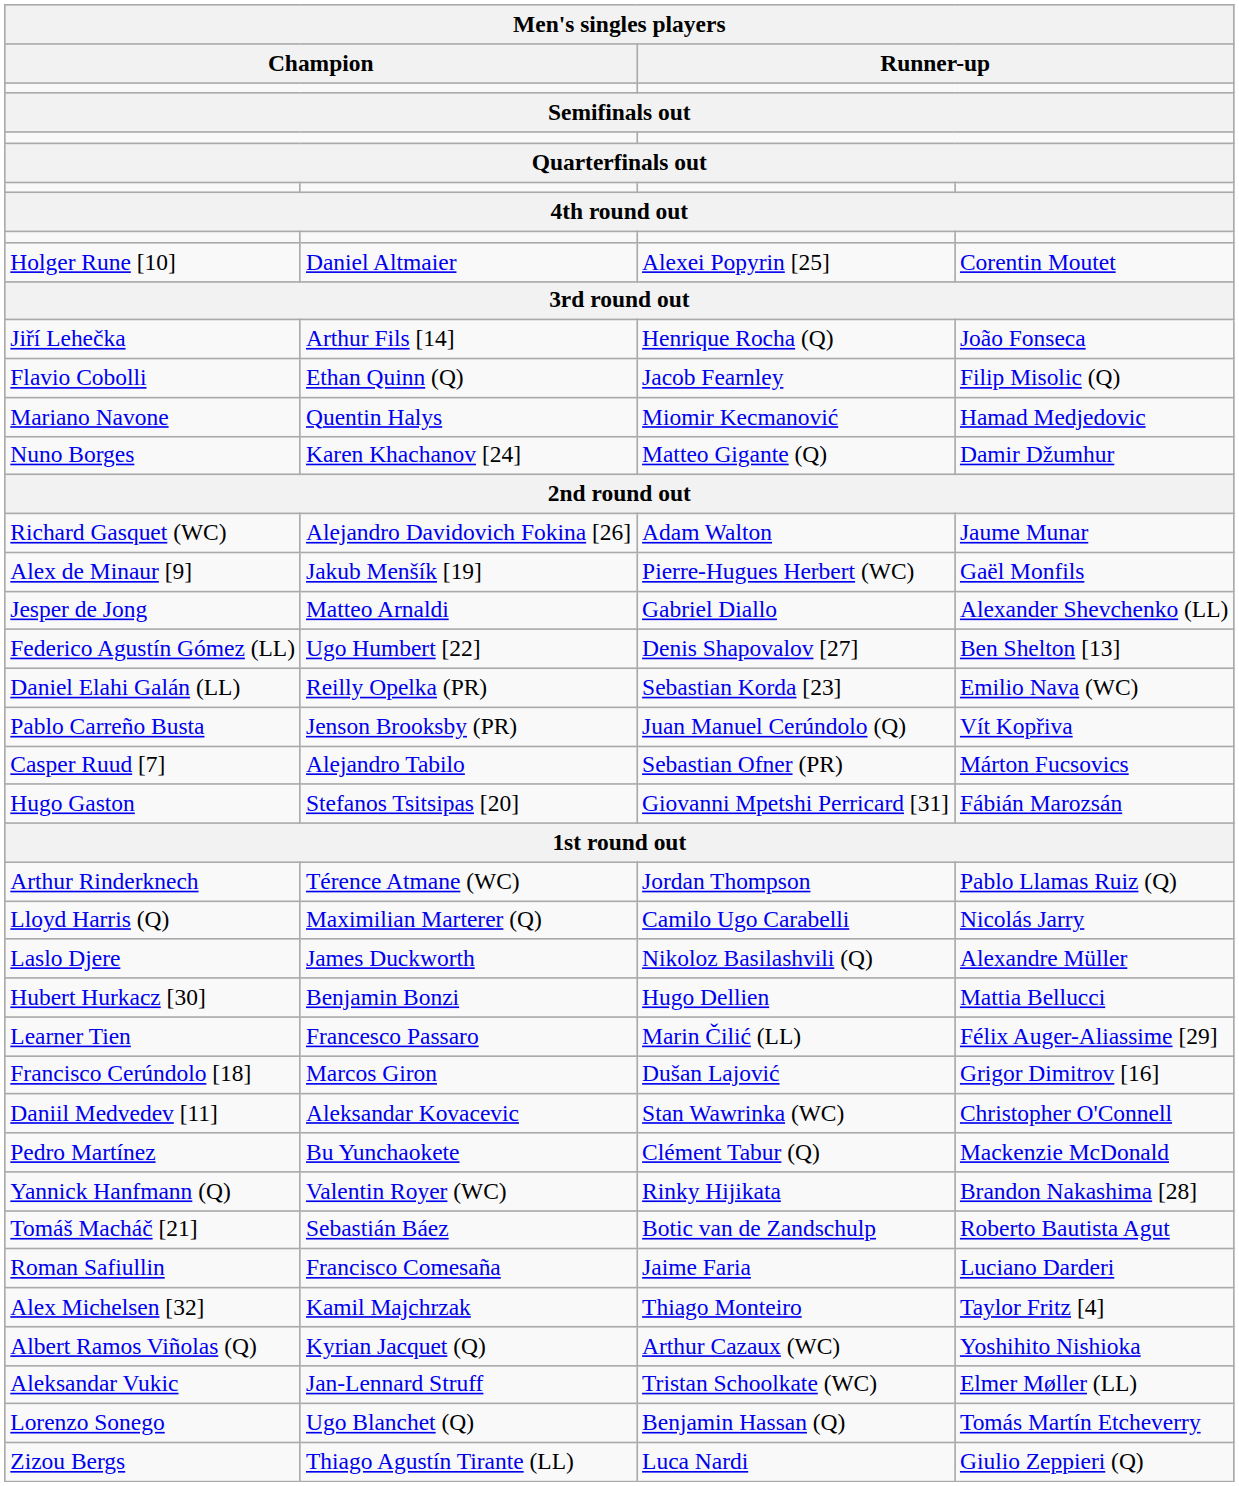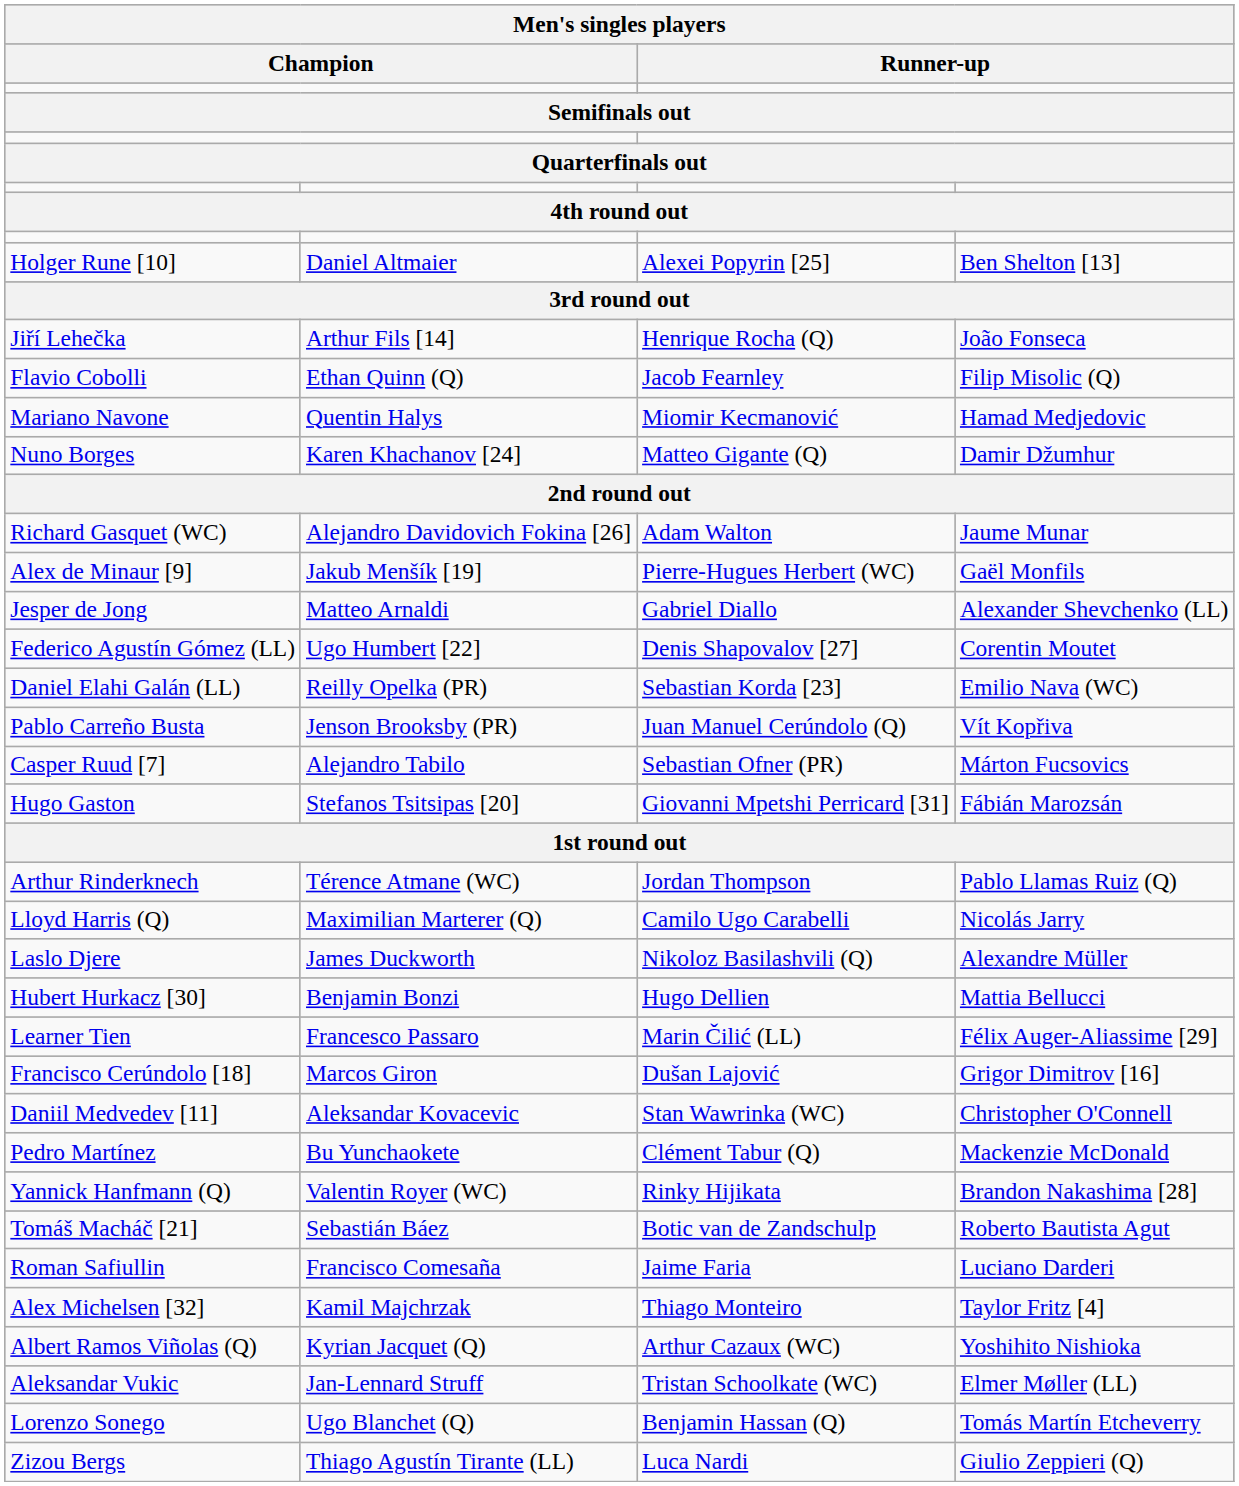(1038, 261) Corentin Moutet -> (1040, 261) Ben Shelton [13]
(1040, 648) Ben Shelton [13] -> (1038, 648) Corentin Moutet
